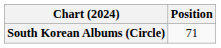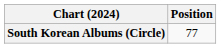(192, 33) 71 -> (192, 33) 77
